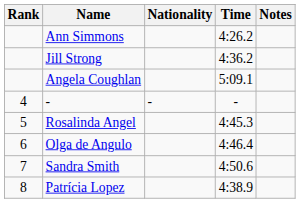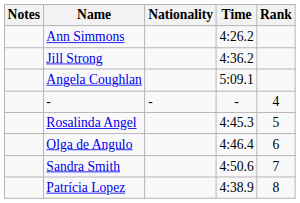columns swapped: (23, 15) <-> (276, 15)
